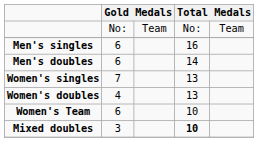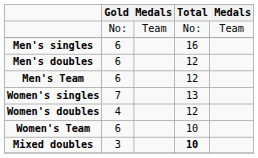(192, 63) 14 -> (192, 63) 12
+ row: (53, 79)
(192, 96) 13 -> (192, 112) 12
